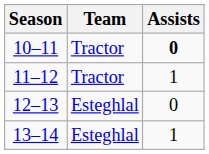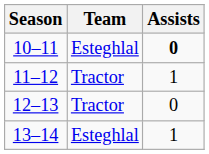(97, 47) Tractor -> (105, 47) Esteghlal
(105, 105) Esteghlal -> (97, 105) Tractor
